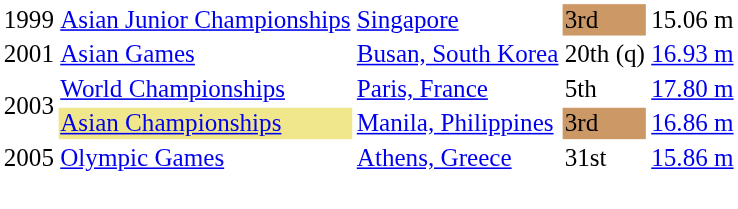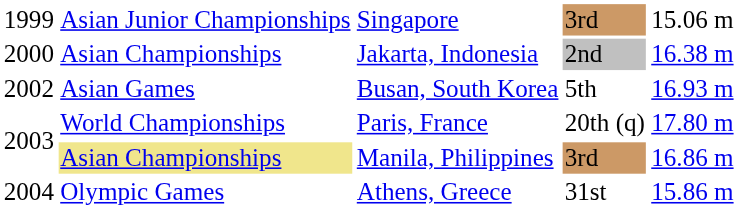+ row: (447, 54)
(29, 54) 2001 -> (29, 88) 2002
(605, 54) 20th (q) -> (581, 88) 5th
(581, 88) 5th -> (605, 123) 20th (q)
(29, 157) 2005 -> (29, 192) 2004
